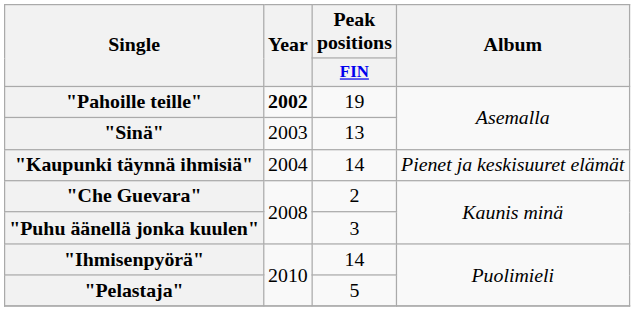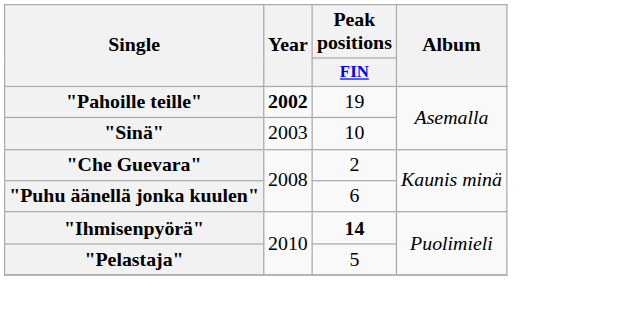(354, 133) 13 -> (354, 133) 10
- row: (134, 164)
(354, 227) 3 -> (354, 196) 6
(354, 259) normal -> (354, 227) bold
